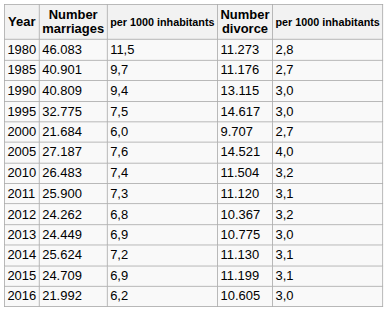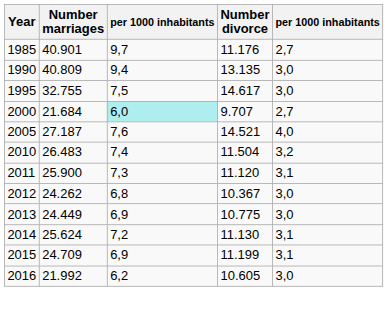- row: (22, 49)
(240, 91) 13.115 -> (240, 70) 13.135
(62, 111) 32.775 -> (62, 91) 32.755
(119, 132) no background -> (119, 111) paleturquoise background
(284, 214) 3,2 -> (284, 193) 3,0
